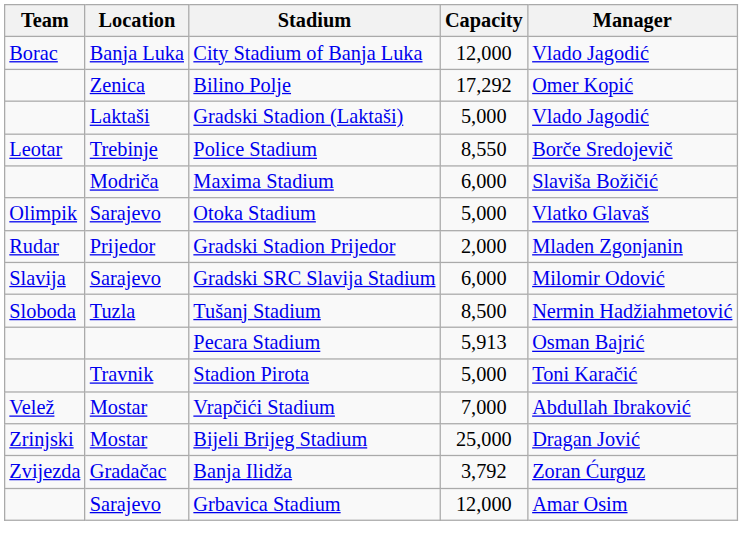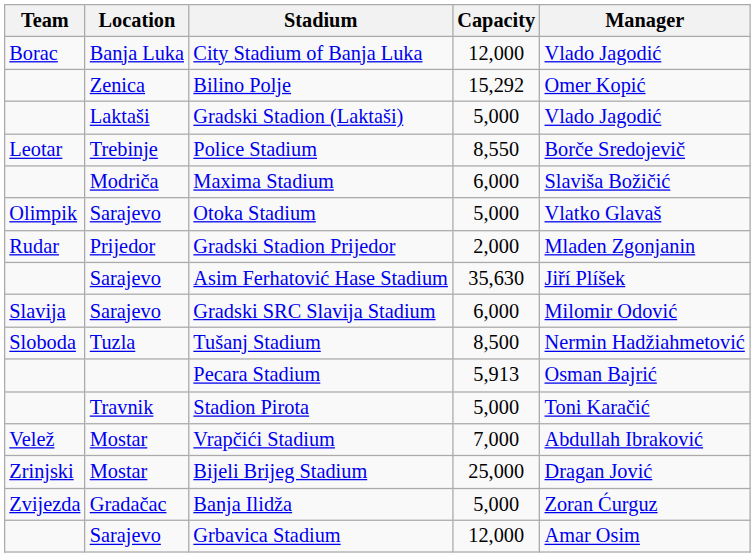(484, 85) 17,292 -> (496, 85) 15,292
+ row: (321, 278)
(484, 471) 3,792 -> (496, 504) 5,000
